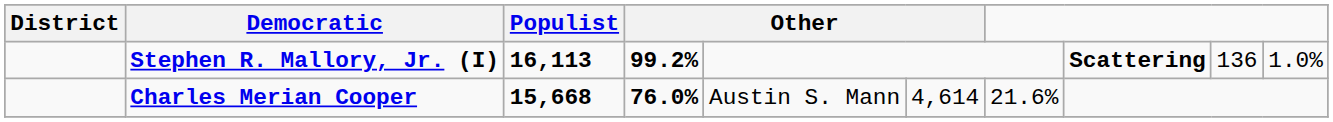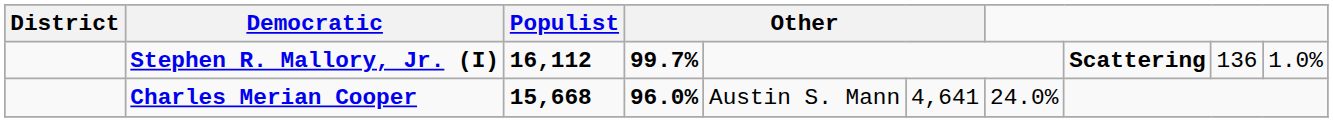(551, 60) 16,113 -> (551, 60) 16,112
(664, 60) 99.2% -> (664, 60) 99.7%
(664, 98) 76.0% -> (664, 98) 96.0%
(945, 98) 4,614 -> (945, 98) 4,641
(1024, 98) 21.6% -> (1024, 98) 24.0%
